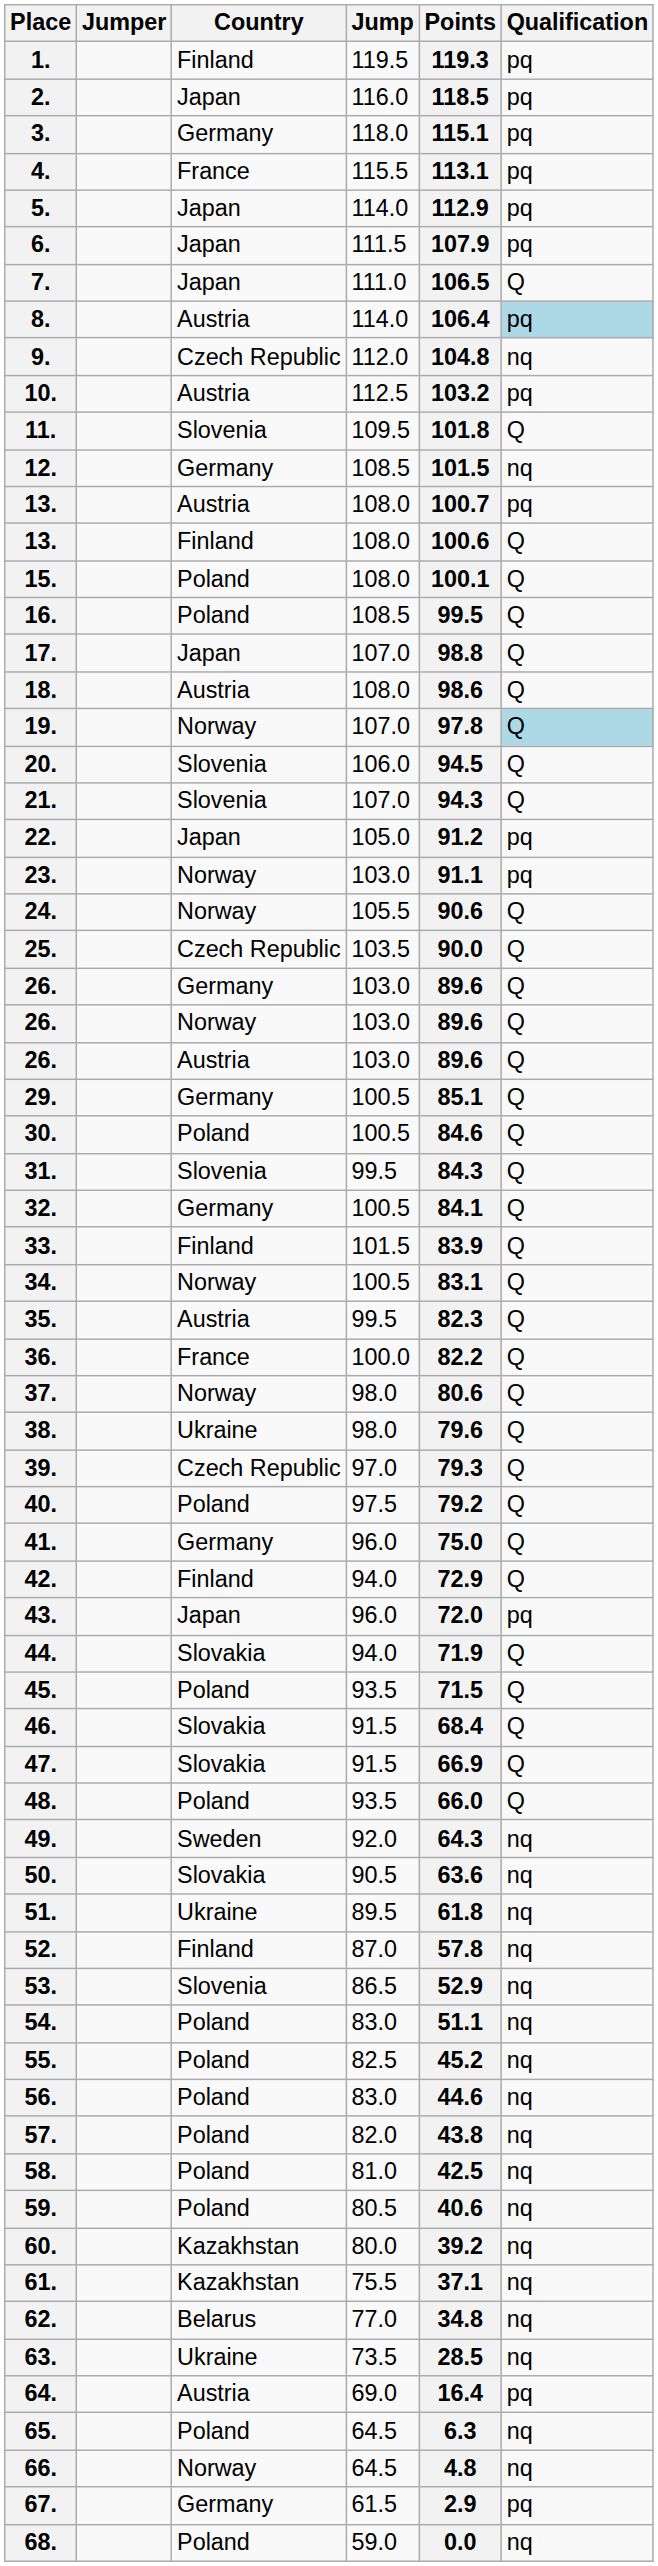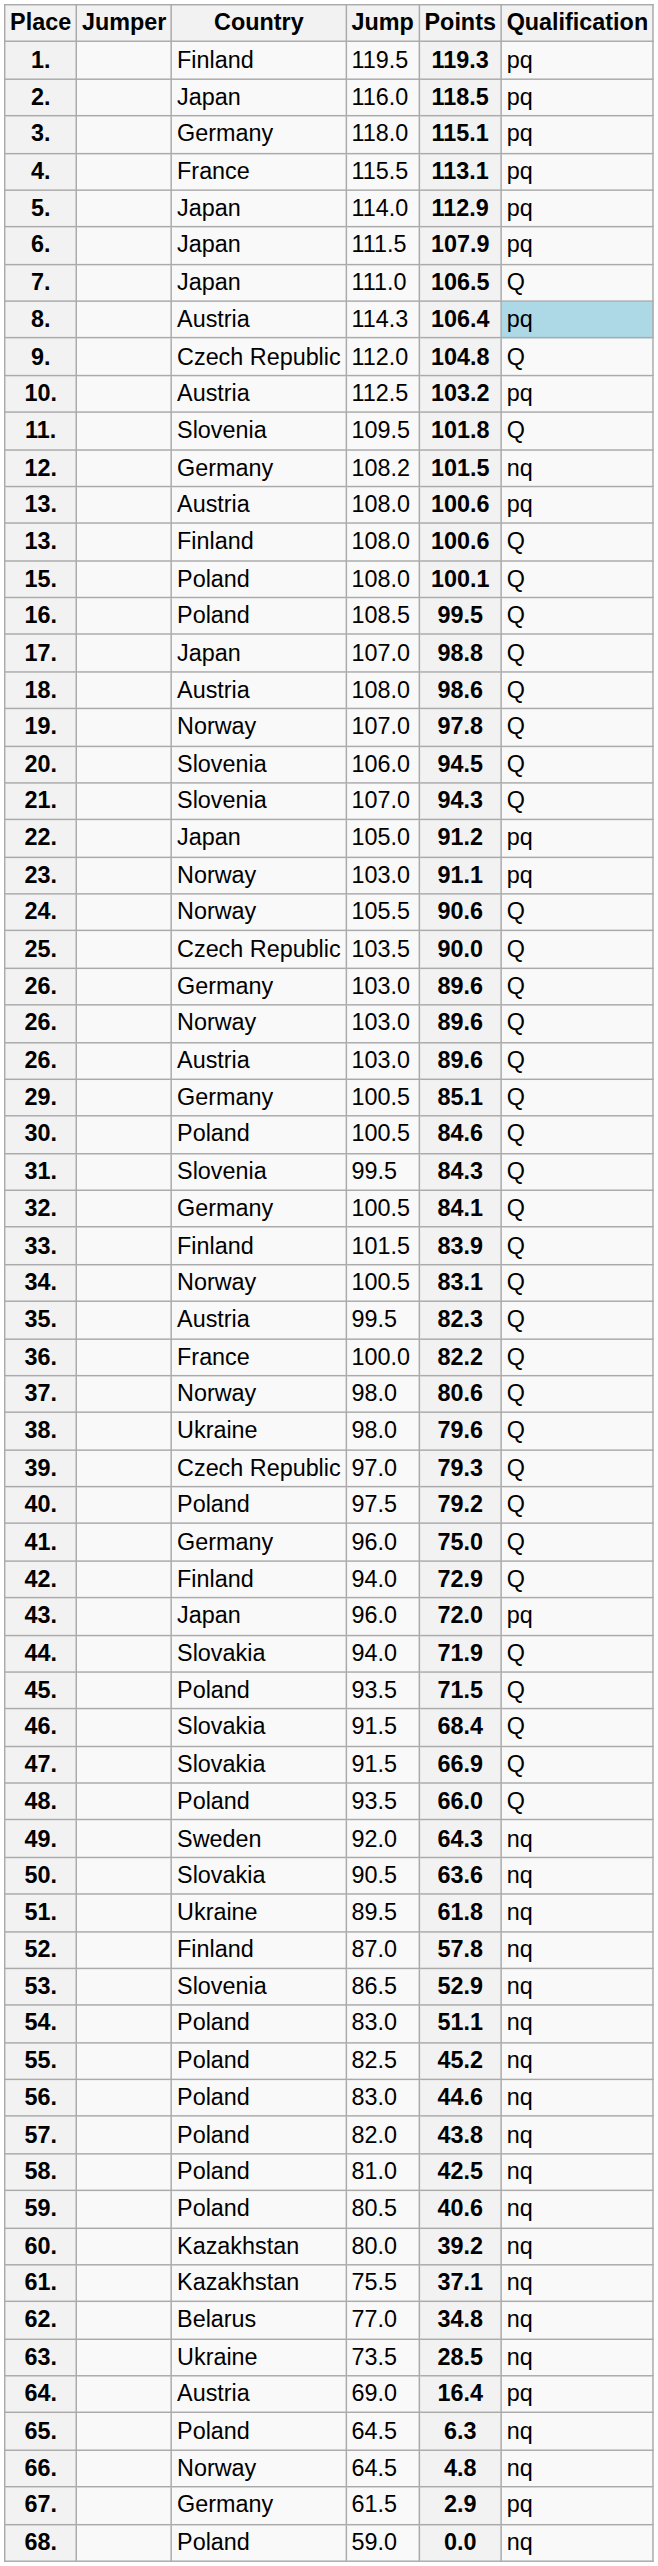(380, 319) 114.0 -> (380, 319) 114.3
(520, 356) nq -> (516, 356) Q
(381, 467) 108.5 -> (381, 467) 108.2
(460, 504) 100.7 -> (460, 504) 100.6
(516, 726) lightblue background -> (516, 726) no background
